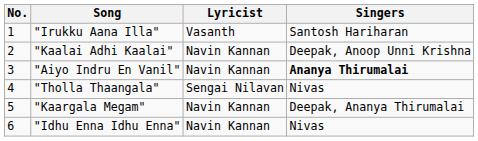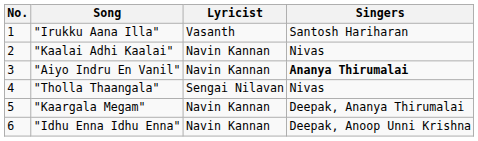(380, 52) Deepak, Anoop Unni Krishna -> (307, 52) Nivas
(307, 127) Nivas -> (380, 127) Deepak, Anoop Unni Krishna
